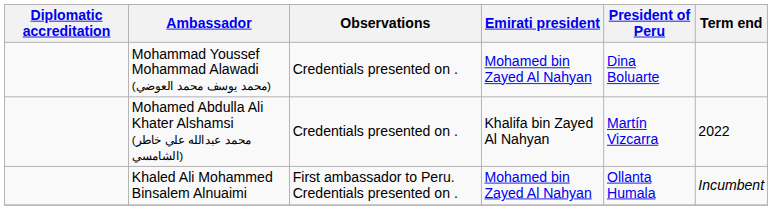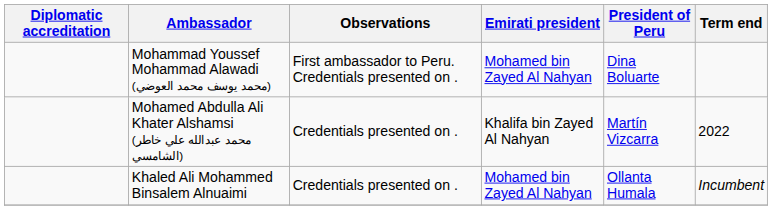(375, 69) Credentials presented on . -> (375, 69) First ambassador to Peru. Credentials presented on .
(375, 185) First ambassador to Peru. Credentials presented on . -> (375, 185) Credentials presented on .
